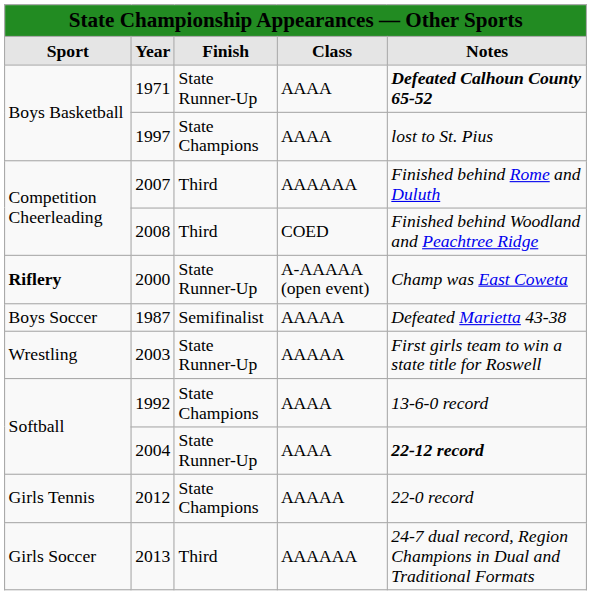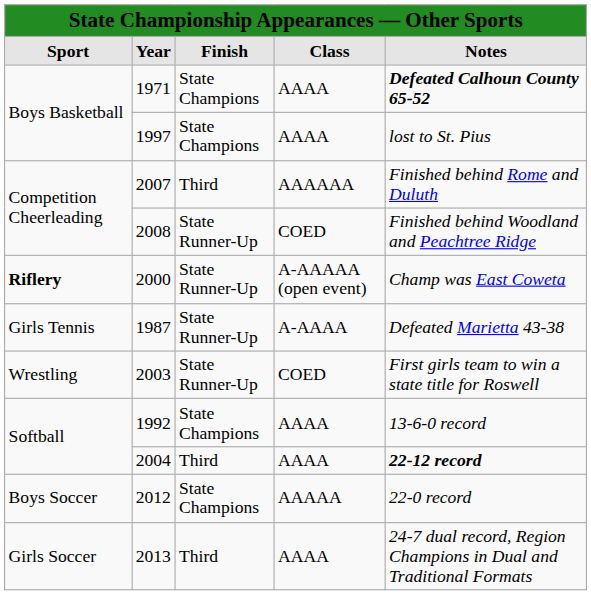(218, 88) State Runner-Up -> (219, 88) State Champions
(198, 231) Third -> (218, 231) State Runner-Up
(53, 317) Boys Soccer -> (52, 327) Girls Tennis
(221, 317) Semifinalist -> (218, 327) State Runner-Up
(313, 317) AAAAA -> (313, 327) A-AAAA
(313, 355) AAAAA -> (302, 374) COED
(218, 450) State Runner-Up -> (199, 460) Third
(52, 498) Girls Tennis -> (53, 498) Boys Soccer
(319, 555) AAAAAA -> (303, 555) AAAA
